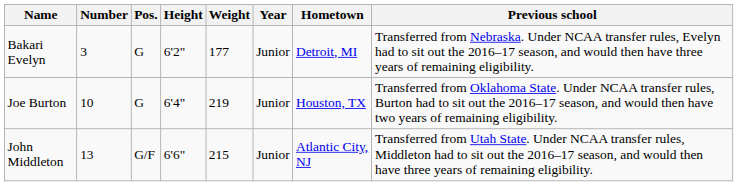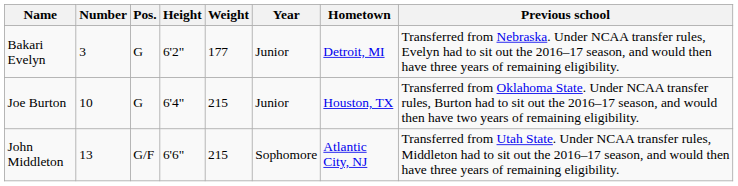(219, 103) 219 -> (218, 103) 215
(273, 154) Junior -> (286, 154) Sophomore
